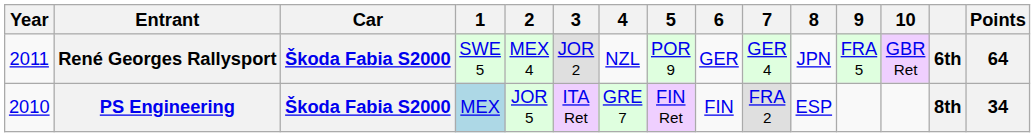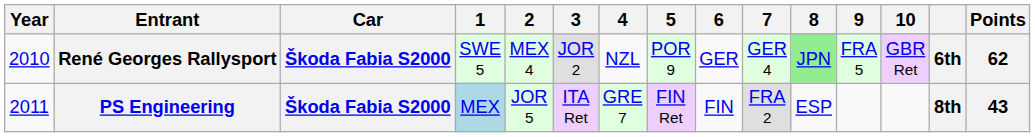(29, 59) 2011 -> (29, 59) 2010
(814, 59) no background -> (814, 59) lightgreen background
(998, 59) 64 -> (998, 59) 62
(29, 108) 2010 -> (29, 108) 2011
(998, 108) 34 -> (998, 108) 43
